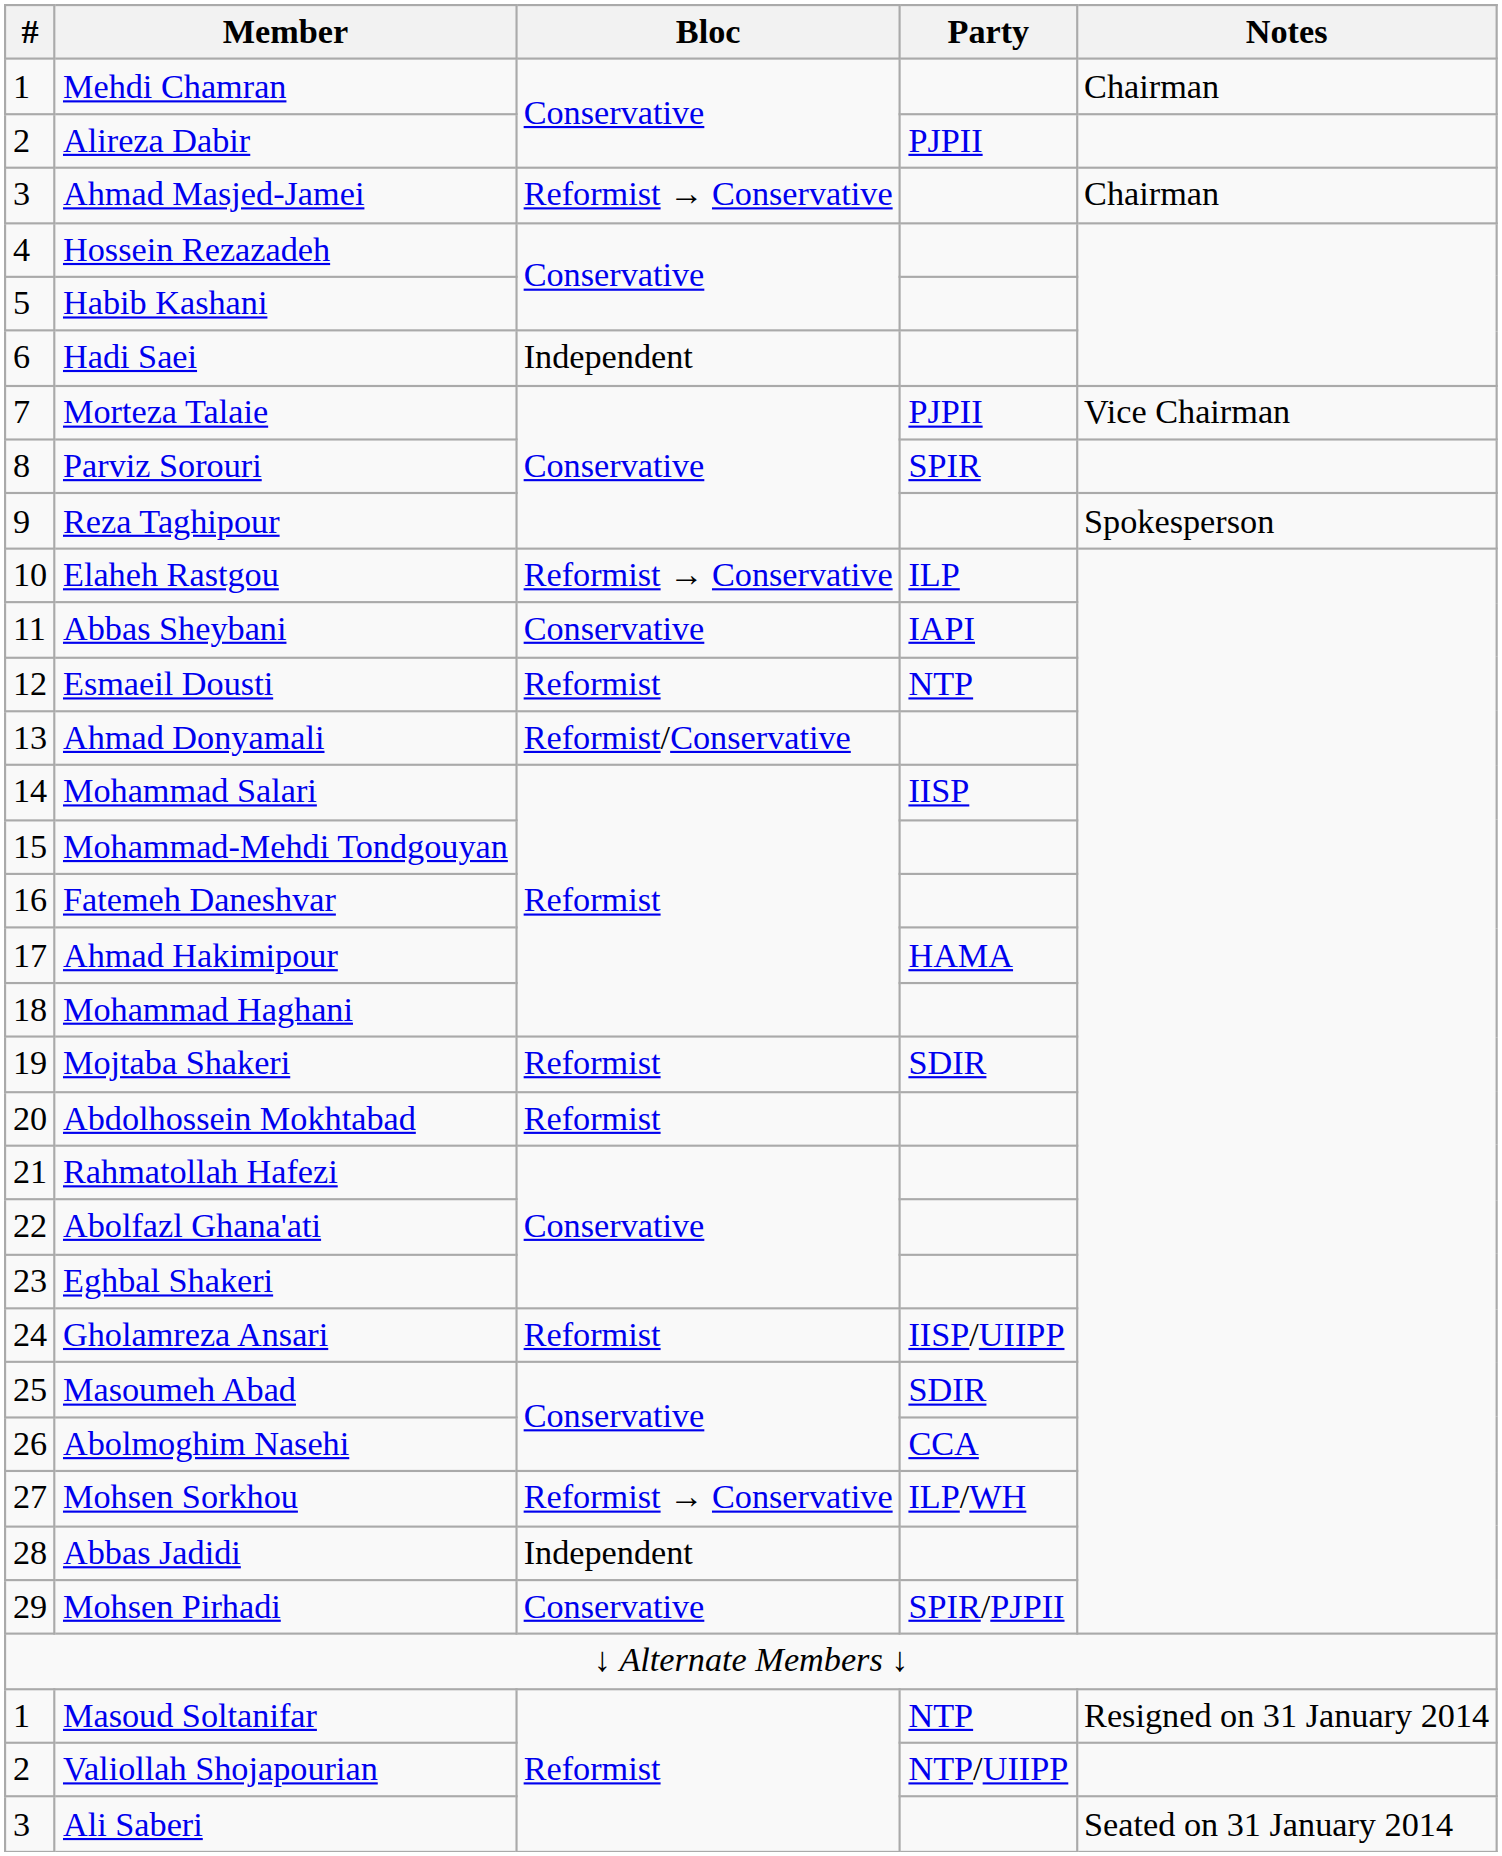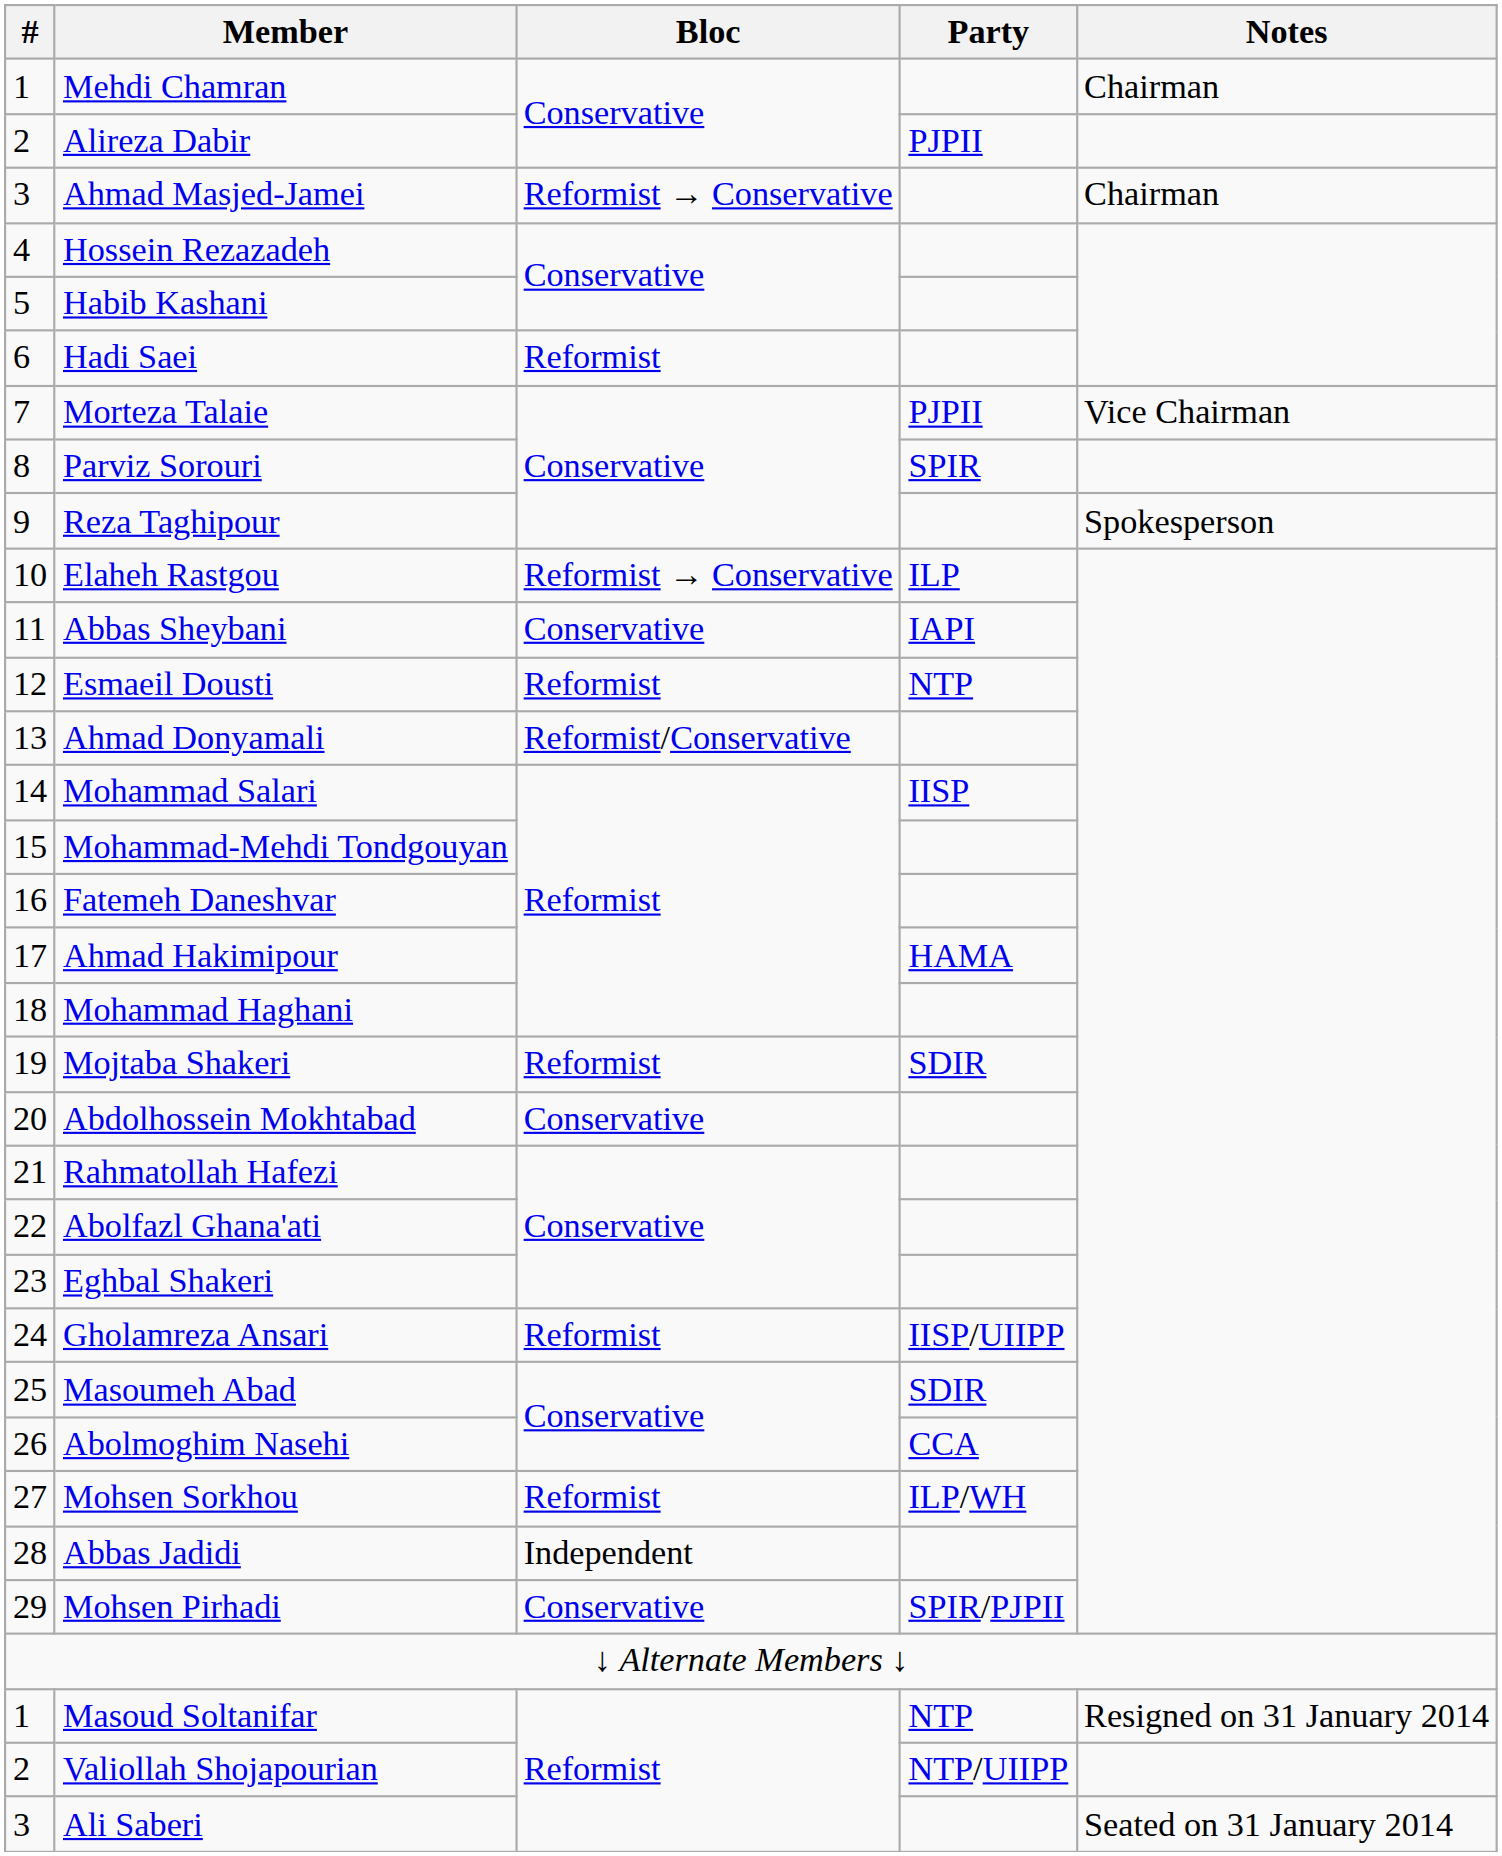(608, 357) Independent -> (592, 357) Reformist
(592, 1117) Reformist -> (614, 1117) Conservative
(708, 1497) Reformist → Conservative -> (592, 1497) Reformist
